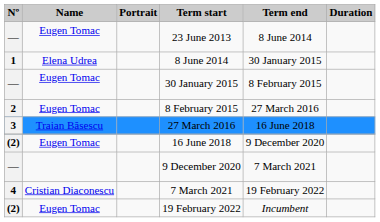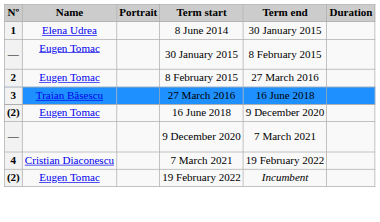- row: (201, 36)
